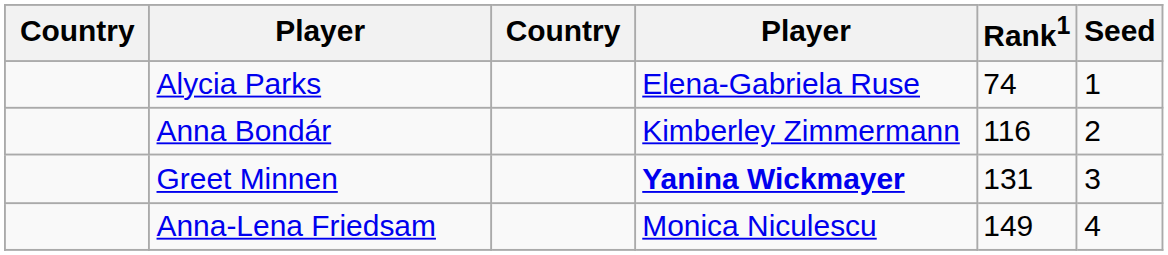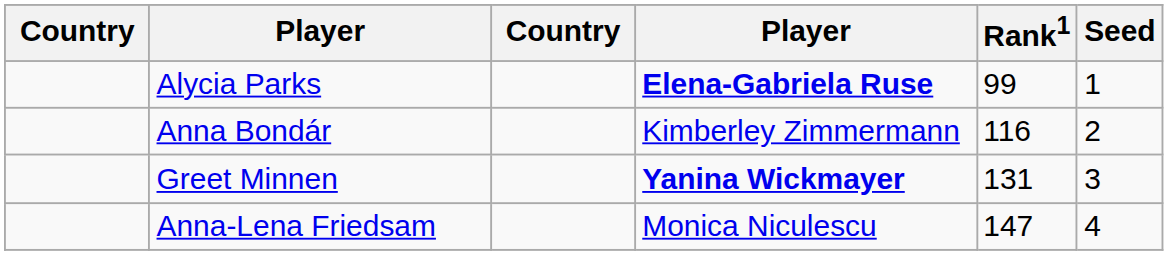(781, 83) normal -> (788, 83) bold
(1000, 83) 74 -> (1000, 83) 99
(1008, 226) 149 -> (1008, 226) 147
